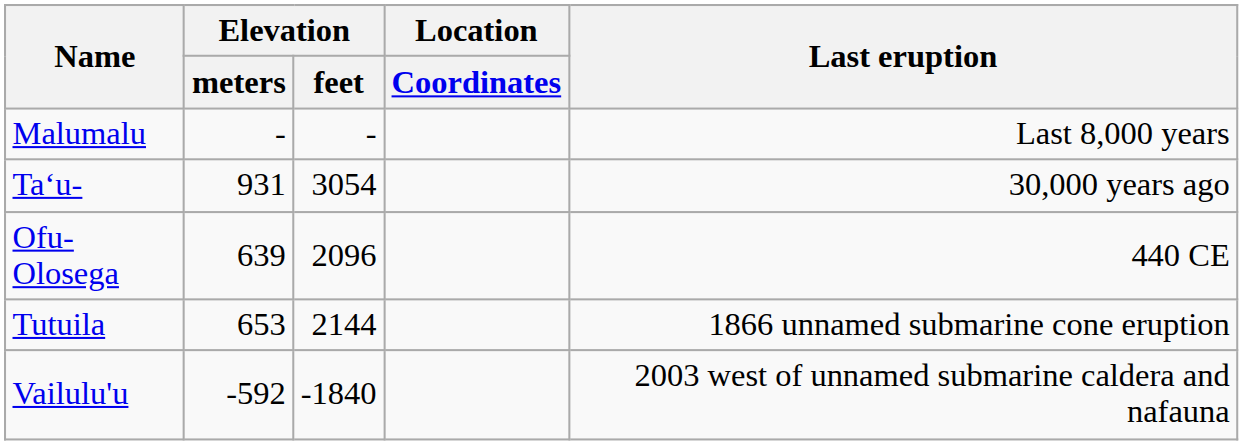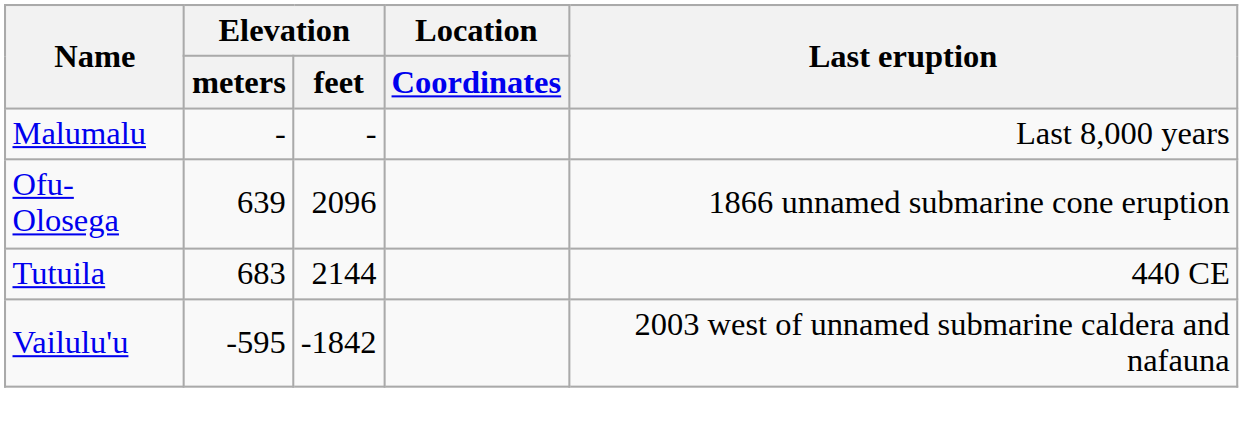- row: (47, 184)
(1181, 254) 440 CE -> (969, 203) 1866 unnamed submarine cone eruption
(261, 324) 653 -> (261, 272) 683
(969, 324) 1866 unnamed submarine cone eruption -> (1181, 272) 440 CE
(256, 394) -592 -> (256, 342) -595
(339, 394) -1840 -> (339, 342) -1842
